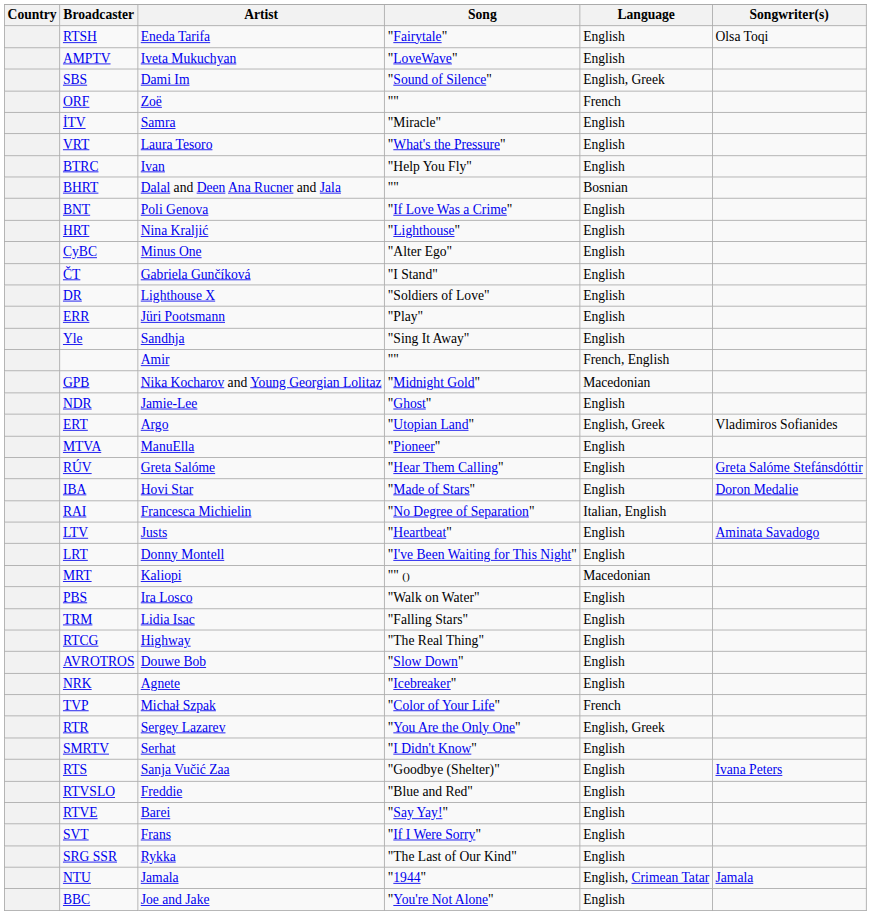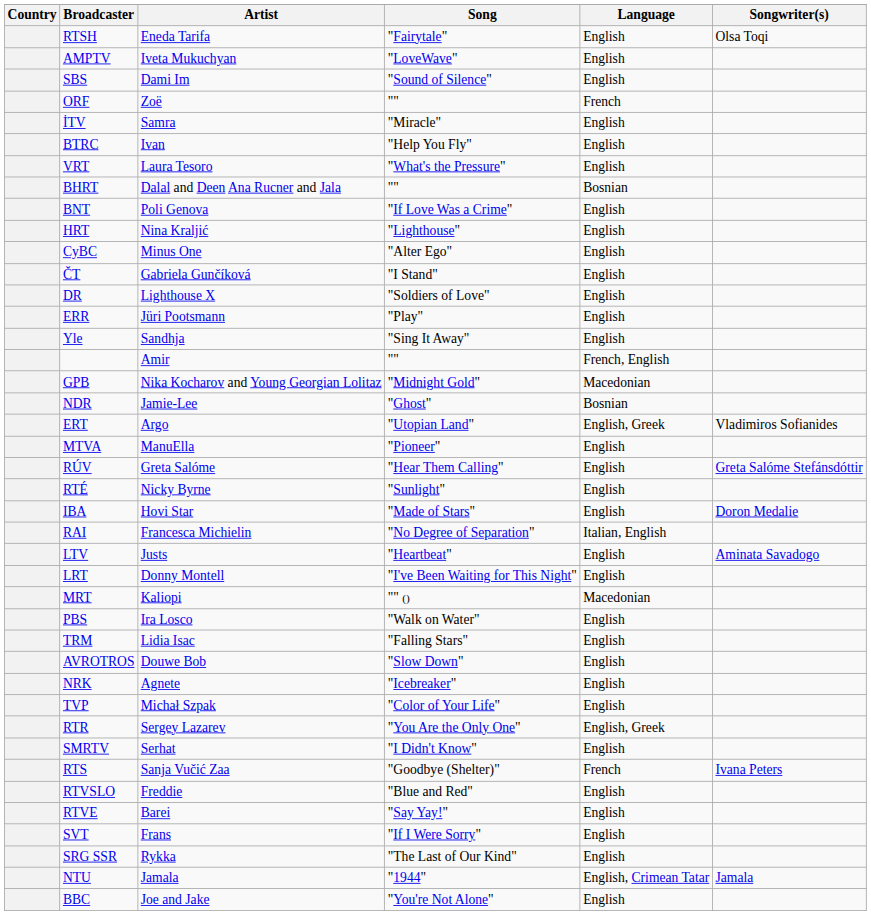(624, 79) English, Greek -> (604, 79) English
rows swapped: (81, 166) <-> (76, 144)
(604, 403) English -> (605, 403) Bosnian
+ row: (75, 489)
- row: (81, 640)
(602, 705) French -> (604, 705) English
(604, 770) English -> (602, 770) French
